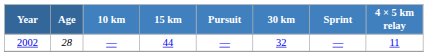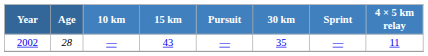(168, 43) 44 -> (168, 43) 43
(281, 43) 32 -> (281, 43) 35
